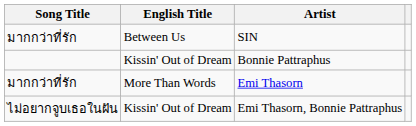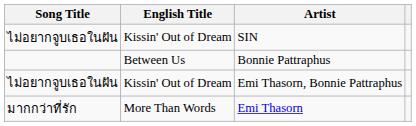(42, 37) มากกว่าที่รัก -> (63, 37) ไม่อยากจูบเธอในฝัน
(154, 37) Between Us -> (178, 37) Kissin' Out of Dream
(178, 60) Kissin' Out of Dream -> (154, 60) Between Us
rows swapped: (270, 82) <-> (320, 108)
